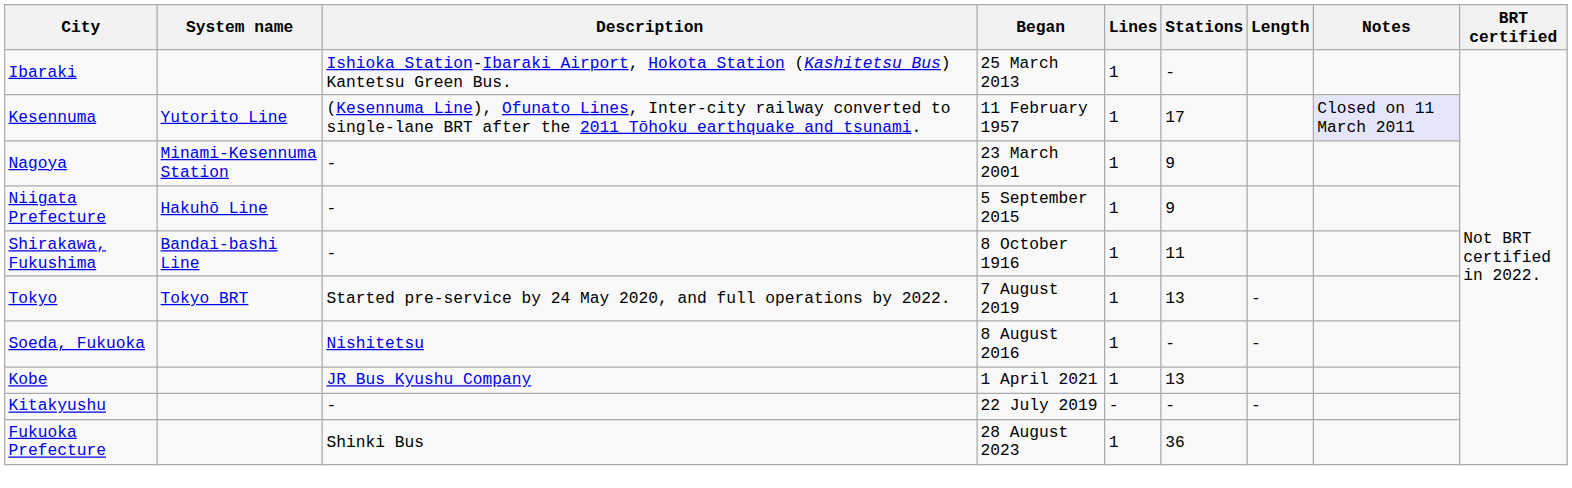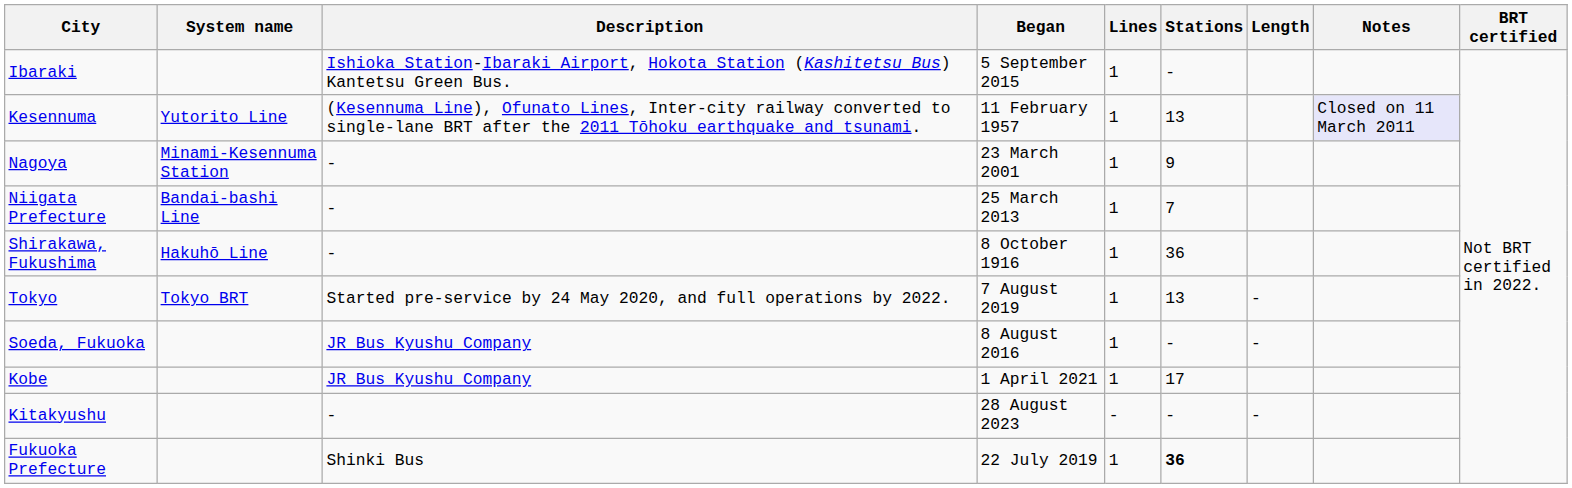(1019, 72) 25 March 2013 -> (1034, 72) 5 September 2015
(1175, 118) 17 -> (1175, 118) 13
(214, 208) Hakuhō Line -> (219, 208) Bandai-bashi Line
(1034, 208) 5 September 2015 -> (1019, 208) 25 March 2013
(1170, 208) 9 -> (1170, 208) 7
(219, 253) Bandai-bashi Line -> (214, 253) Hakuhō Line
(1175, 253) 11 -> (1175, 253) 36
(375, 344) Nishitetsu -> (429, 344) JR Bus Kyushu Company
(1175, 380) 13 -> (1175, 380) 17
(1039, 406) 22 July 2019 -> (1024, 416) 28 August 2023
(1024, 442) 28 August 2023 -> (1039, 461) 22 July 2019
(1175, 442) normal -> (1175, 461) bold
